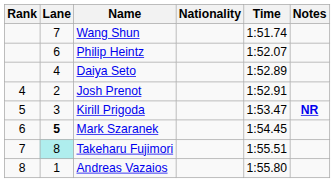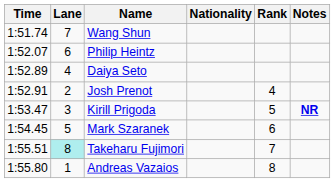columns swapped: (22, 14) <-> (267, 14)
(57, 129) bold -> (68, 129) normal
